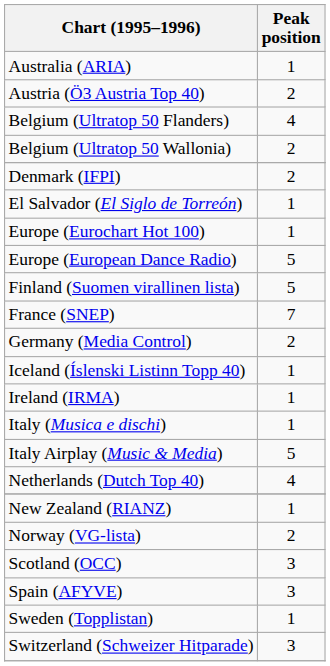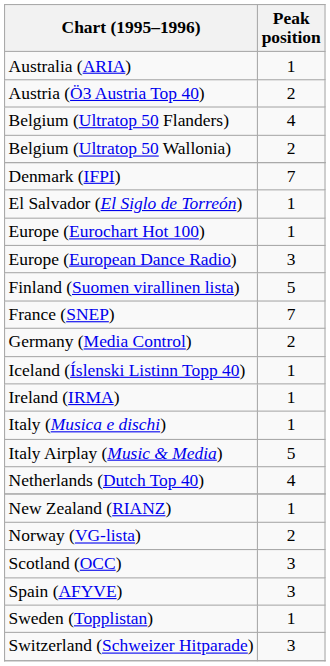(291, 176) 2 -> (291, 176) 7
(291, 259) 5 -> (291, 259) 3
